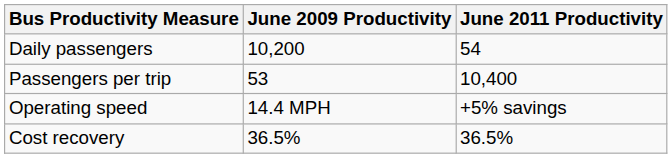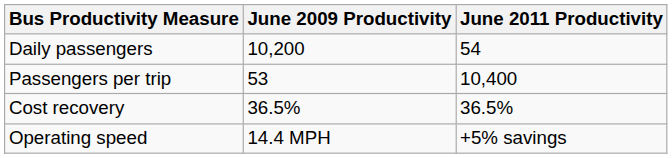rows swapped: (67, 138) <-> (78, 108)
